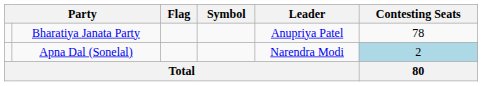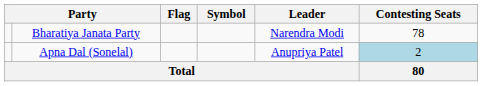(307, 33) Anupriya Patel -> (307, 33) Narendra Modi
(307, 52) Narendra Modi -> (307, 52) Anupriya Patel
